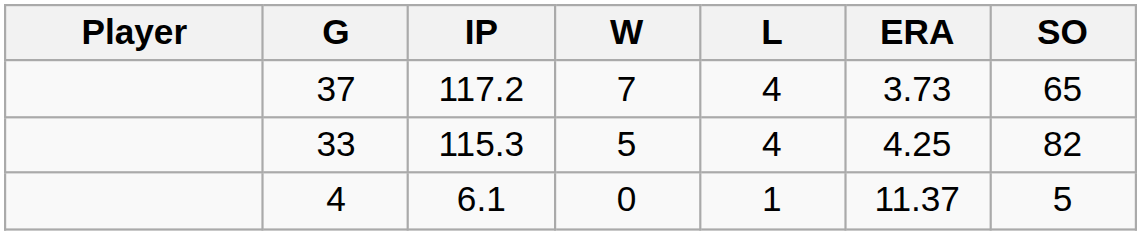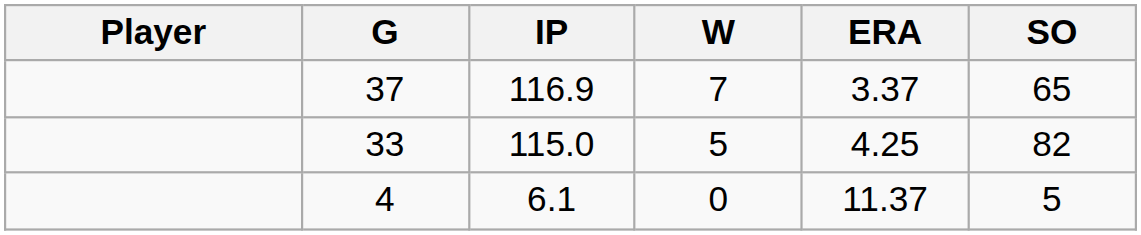- column: (772, 32)
(481, 88) 117.2 -> (552, 88) 116.9
(917, 88) 3.73 -> (885, 88) 3.37
(481, 144) 115.3 -> (552, 144) 115.0
